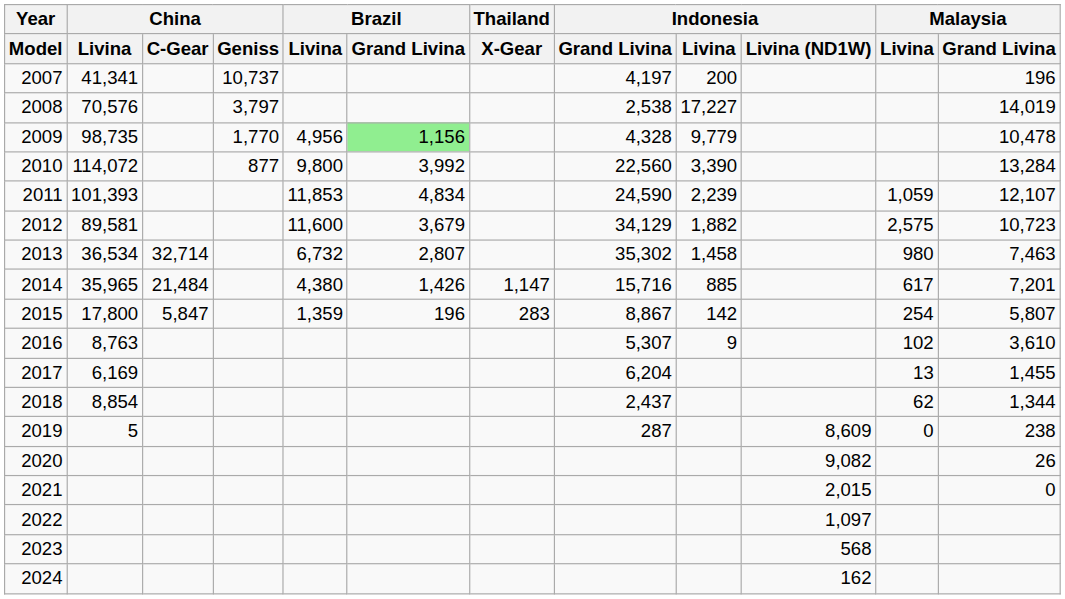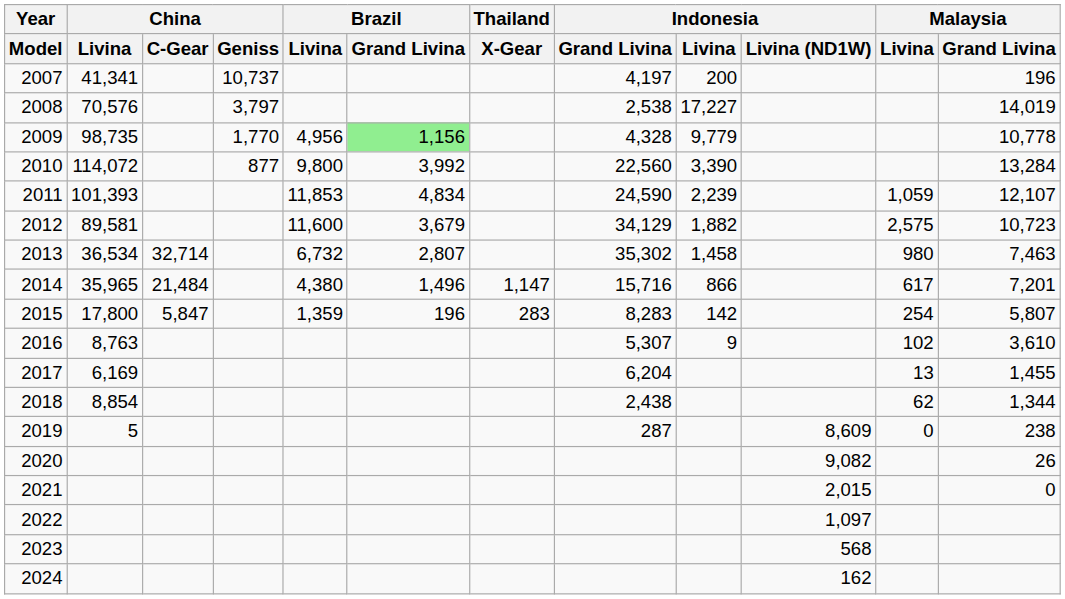(1027, 136) 10,478 -> (1027, 136) 10,778
(442, 284) 1,426 -> (442, 284) 1,496
(722, 284) 885 -> (722, 284) 866
(649, 313) 8,867 -> (649, 313) 8,283
(649, 401) 2,437 -> (649, 401) 2,438
